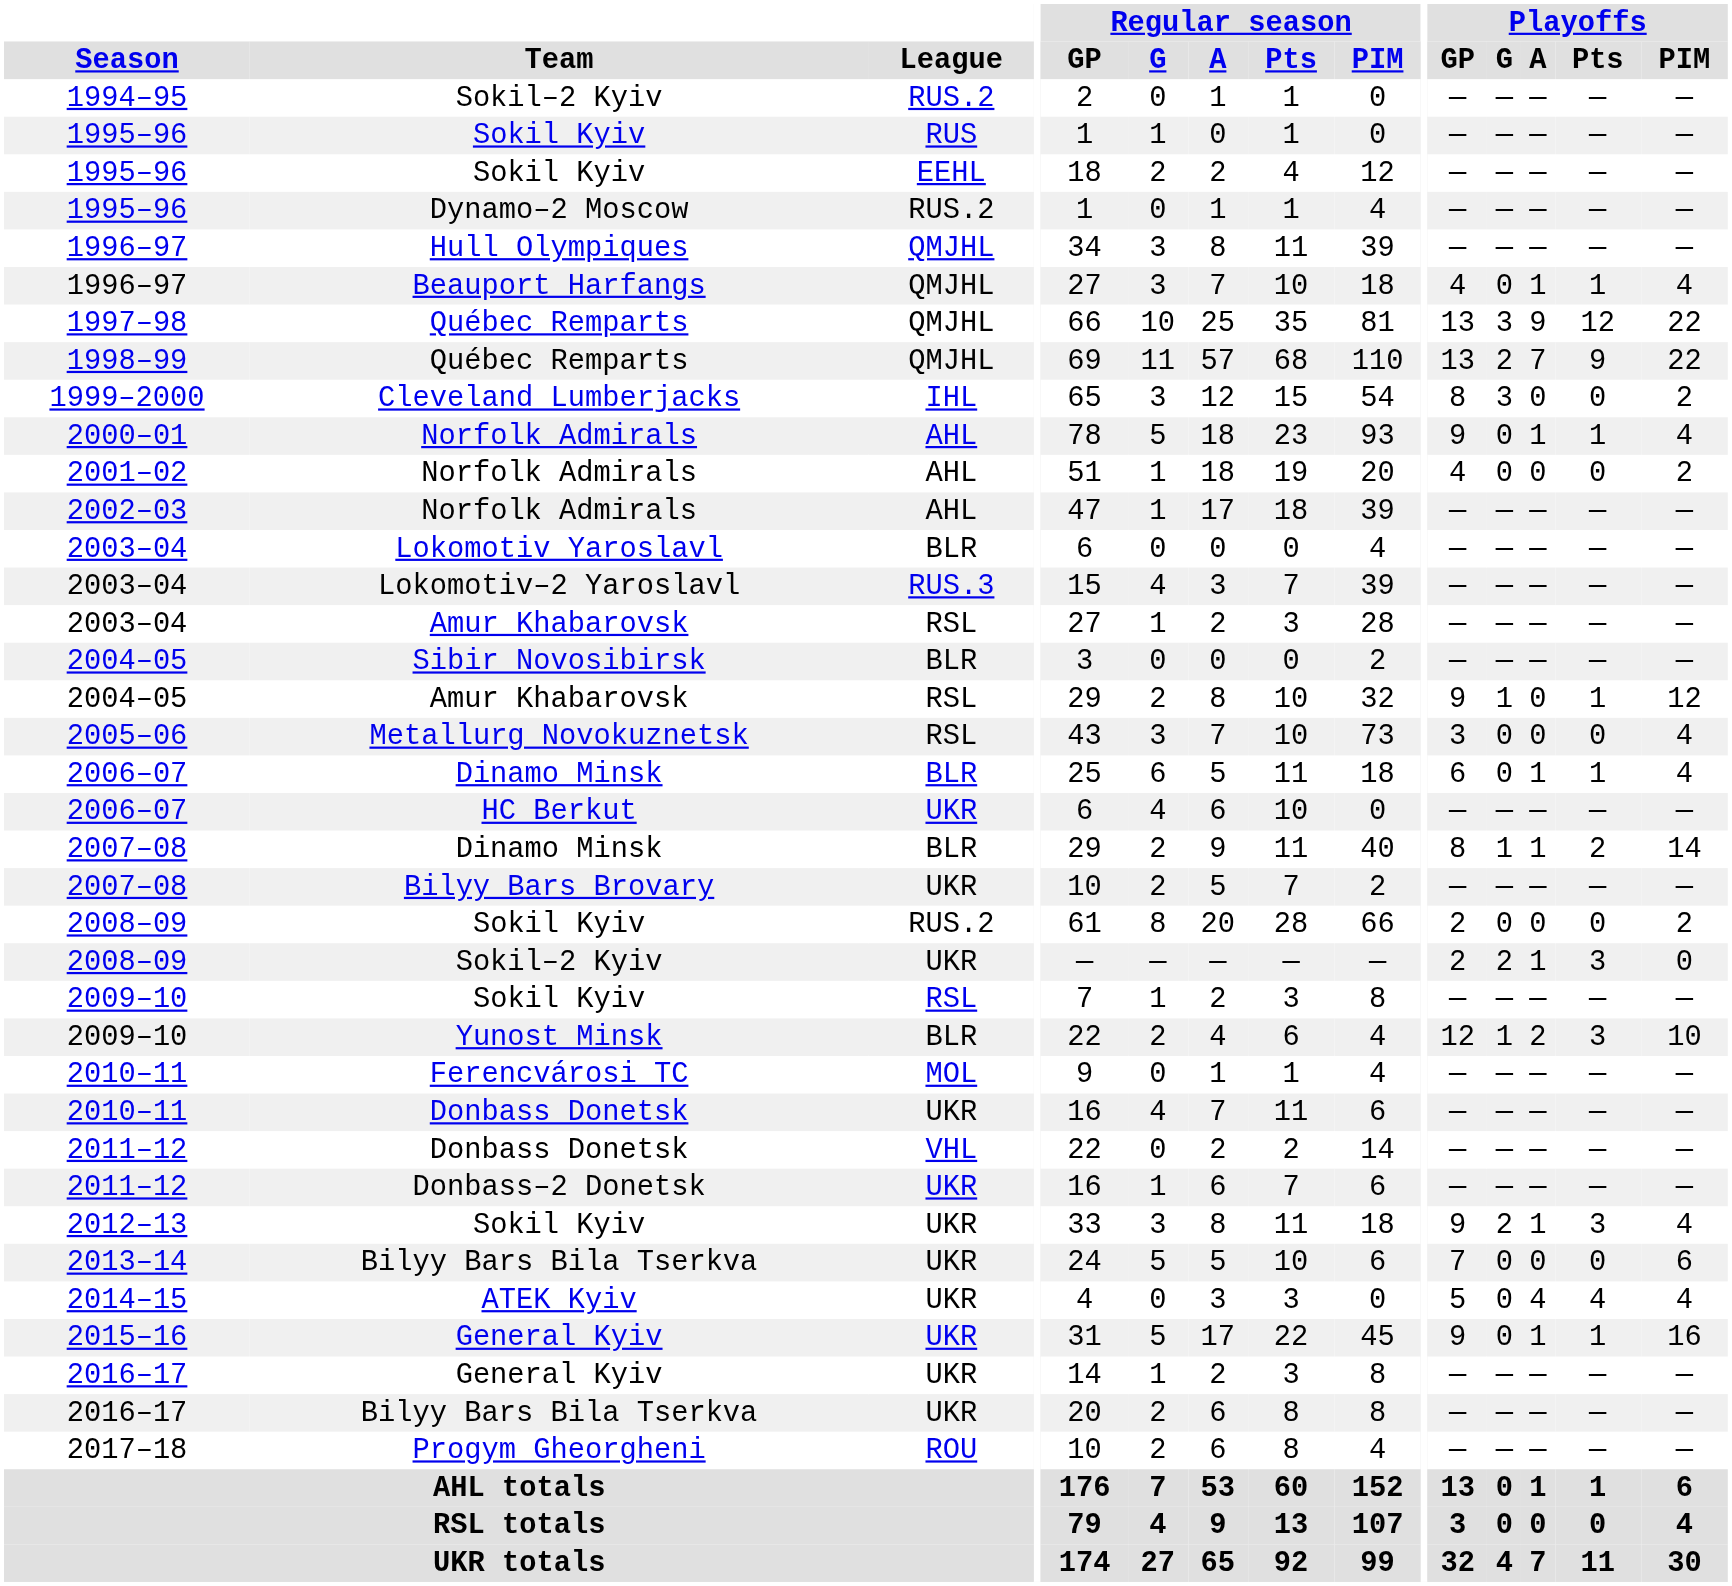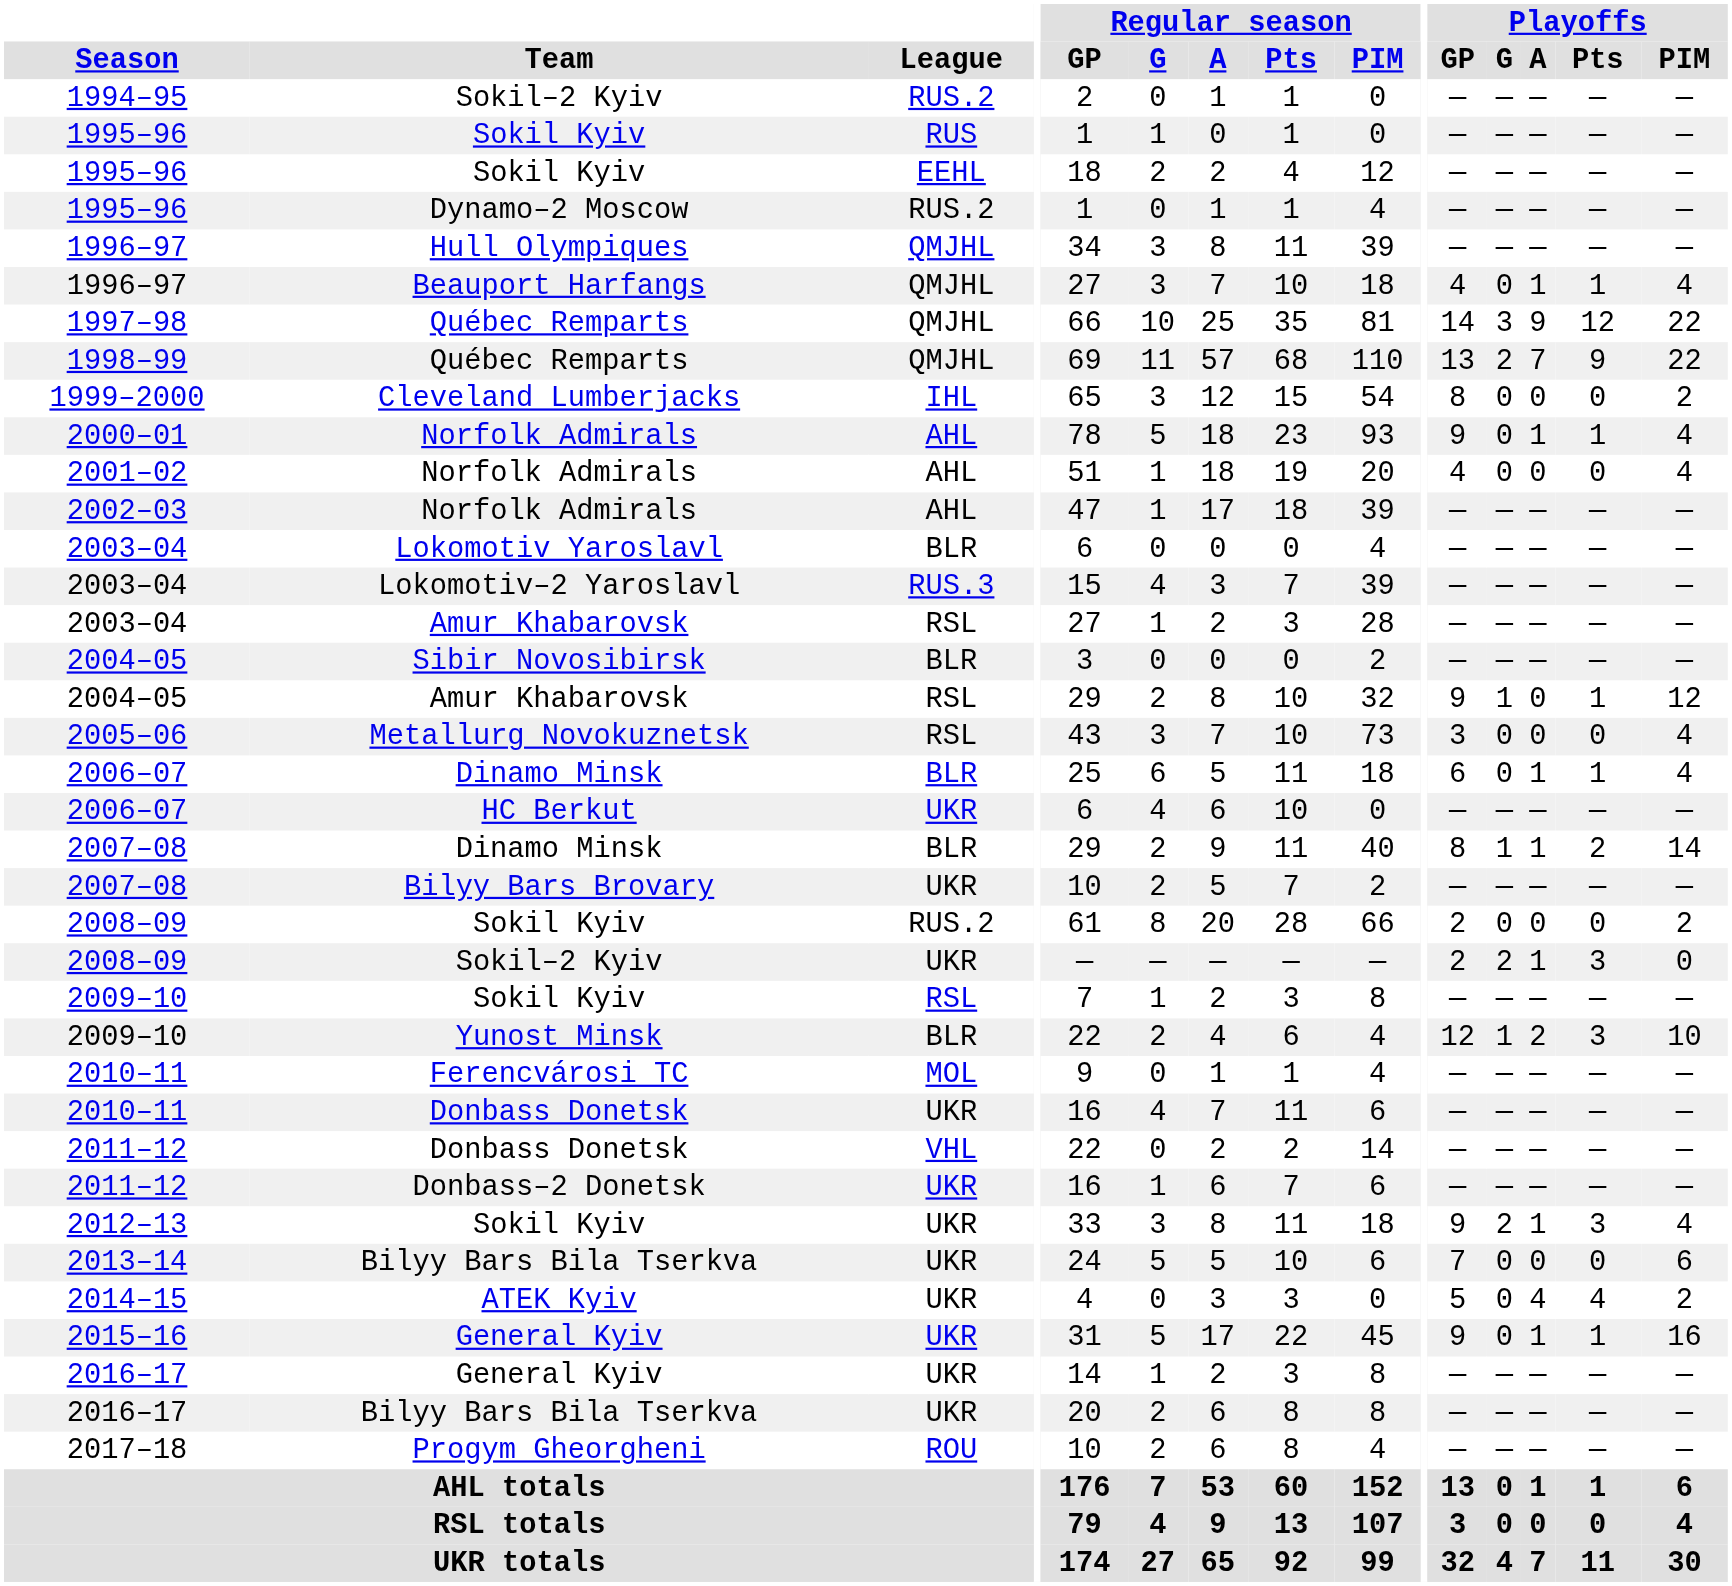(1458, 323) 13 -> (1458, 323) 14
(1504, 398) 3 -> (1504, 398) 0
(1684, 474) 2 -> (1684, 474) 4
(1684, 1300) 4 -> (1684, 1300) 2
